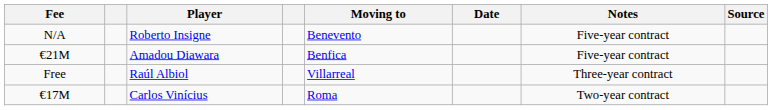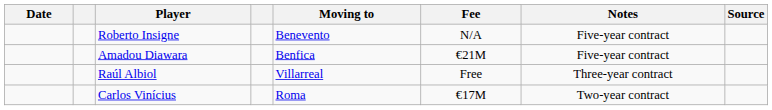columns swapped: (487, 14) <-> (55, 14)
